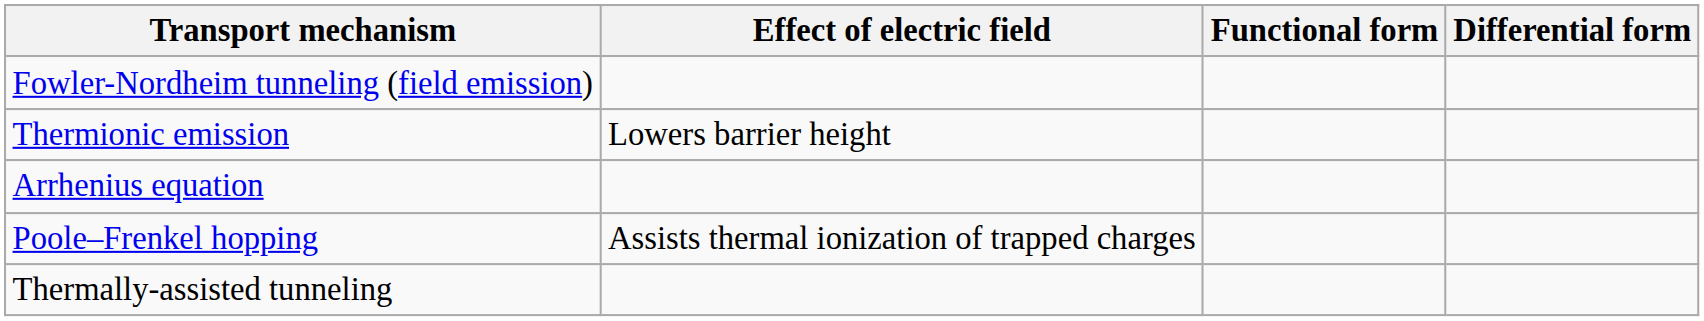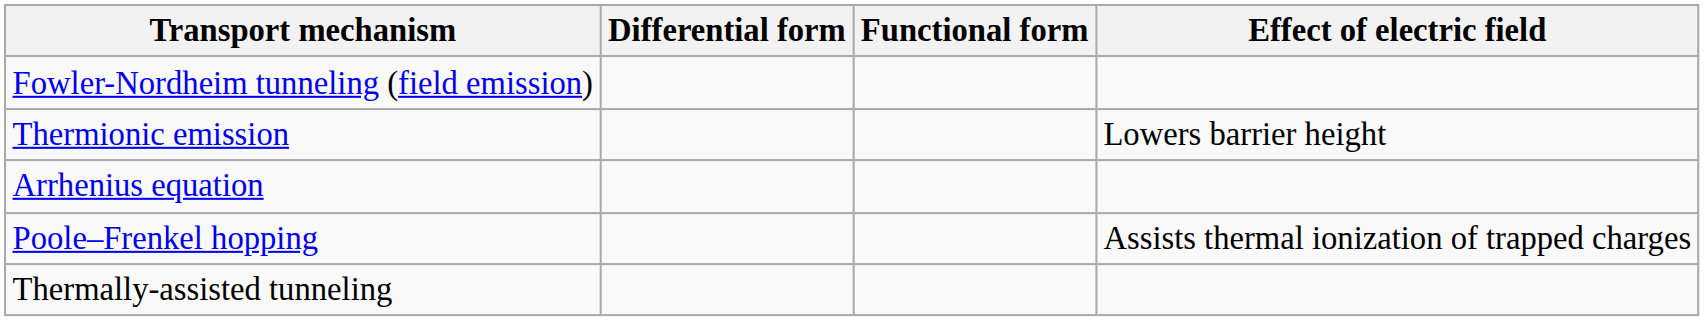columns swapped: (902, 30) <-> (1572, 30)
